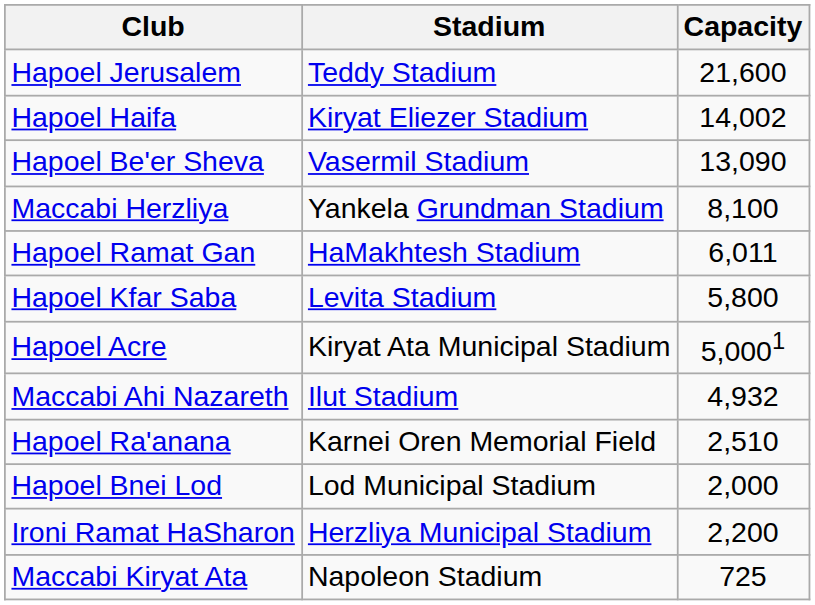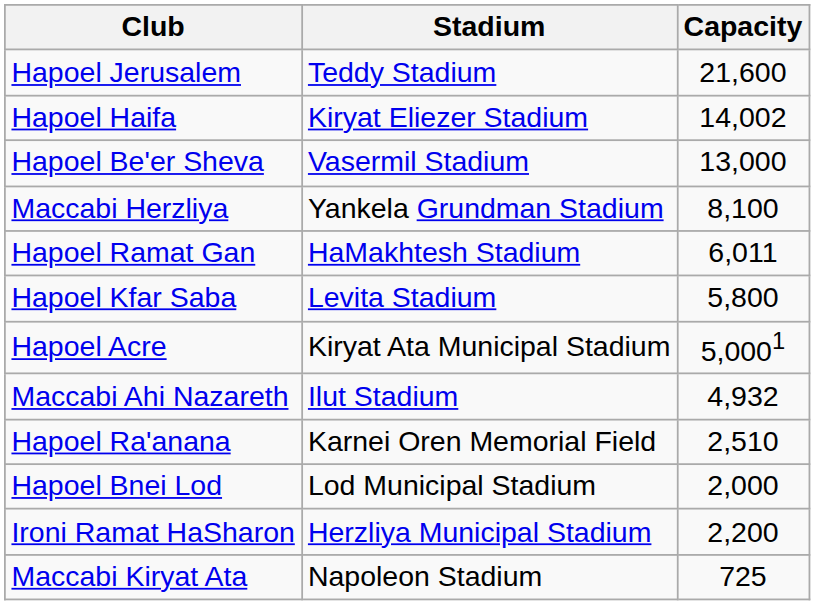(743, 162) 13,090 -> (743, 162) 13,000
